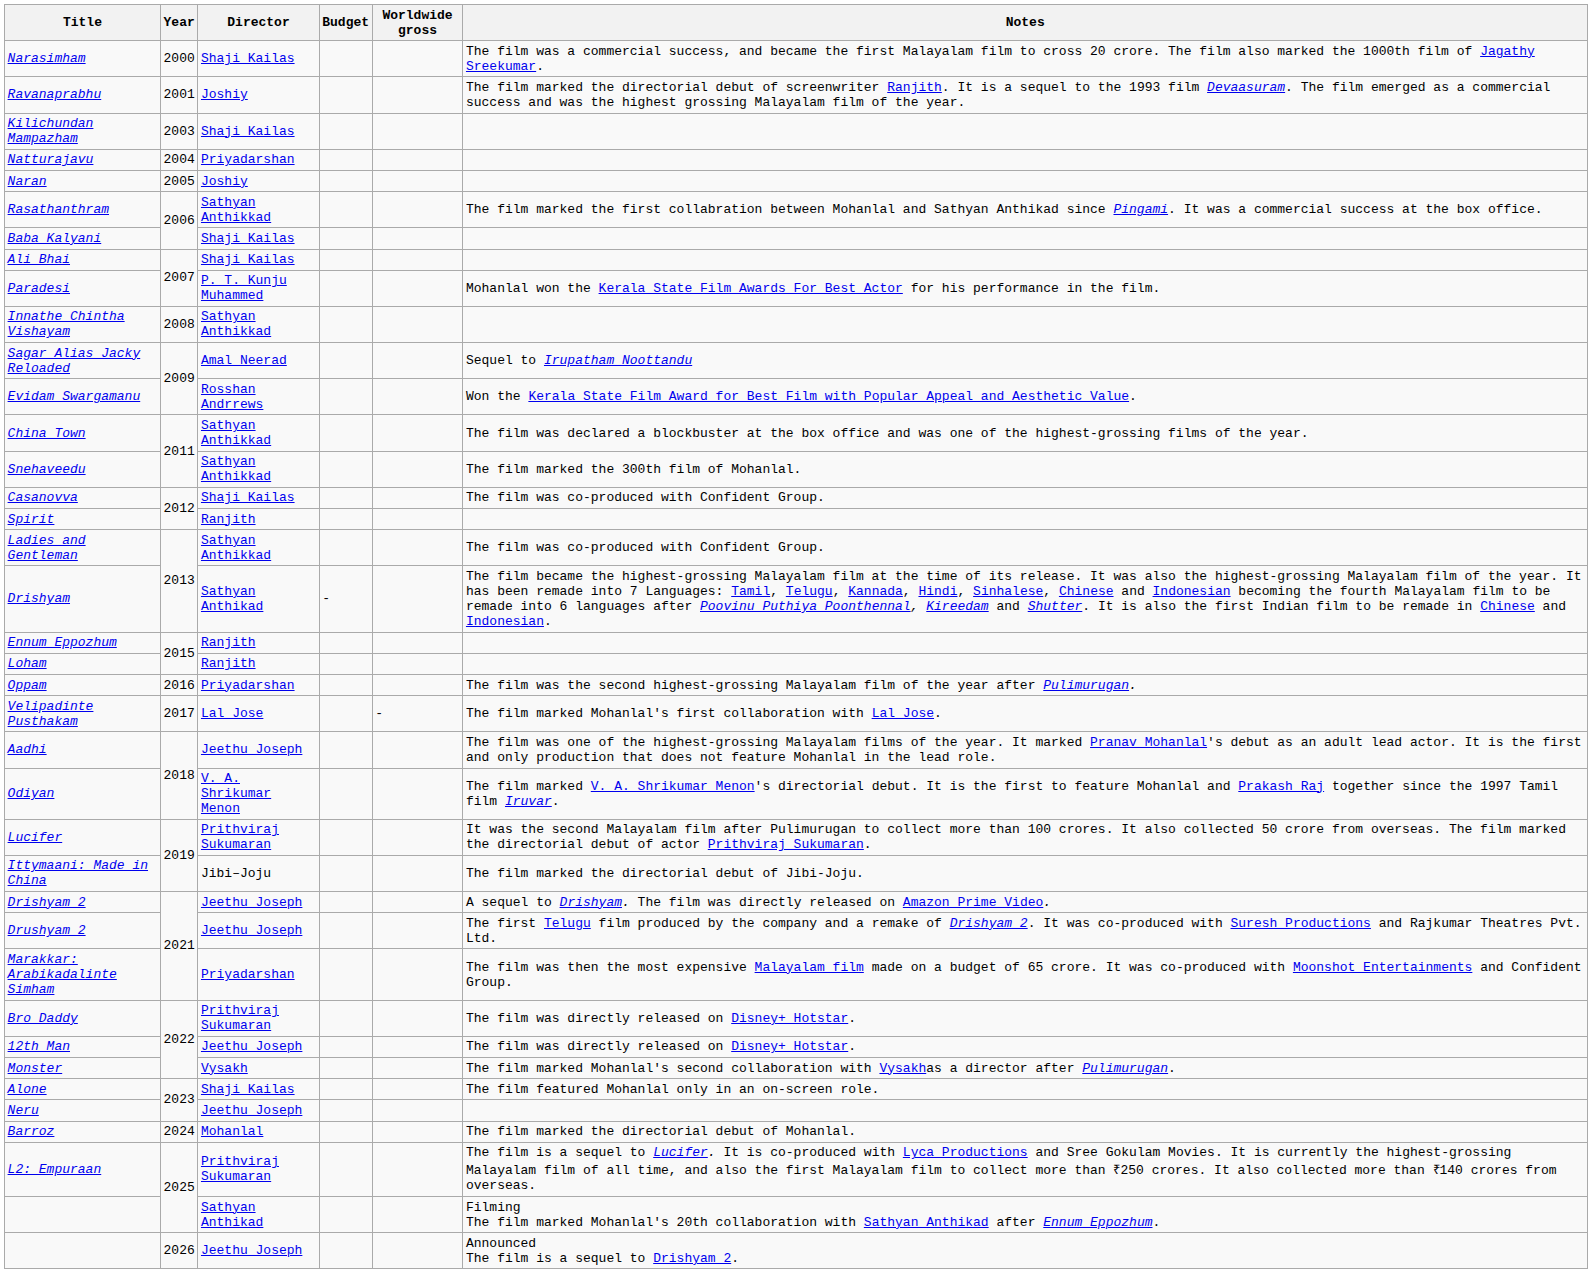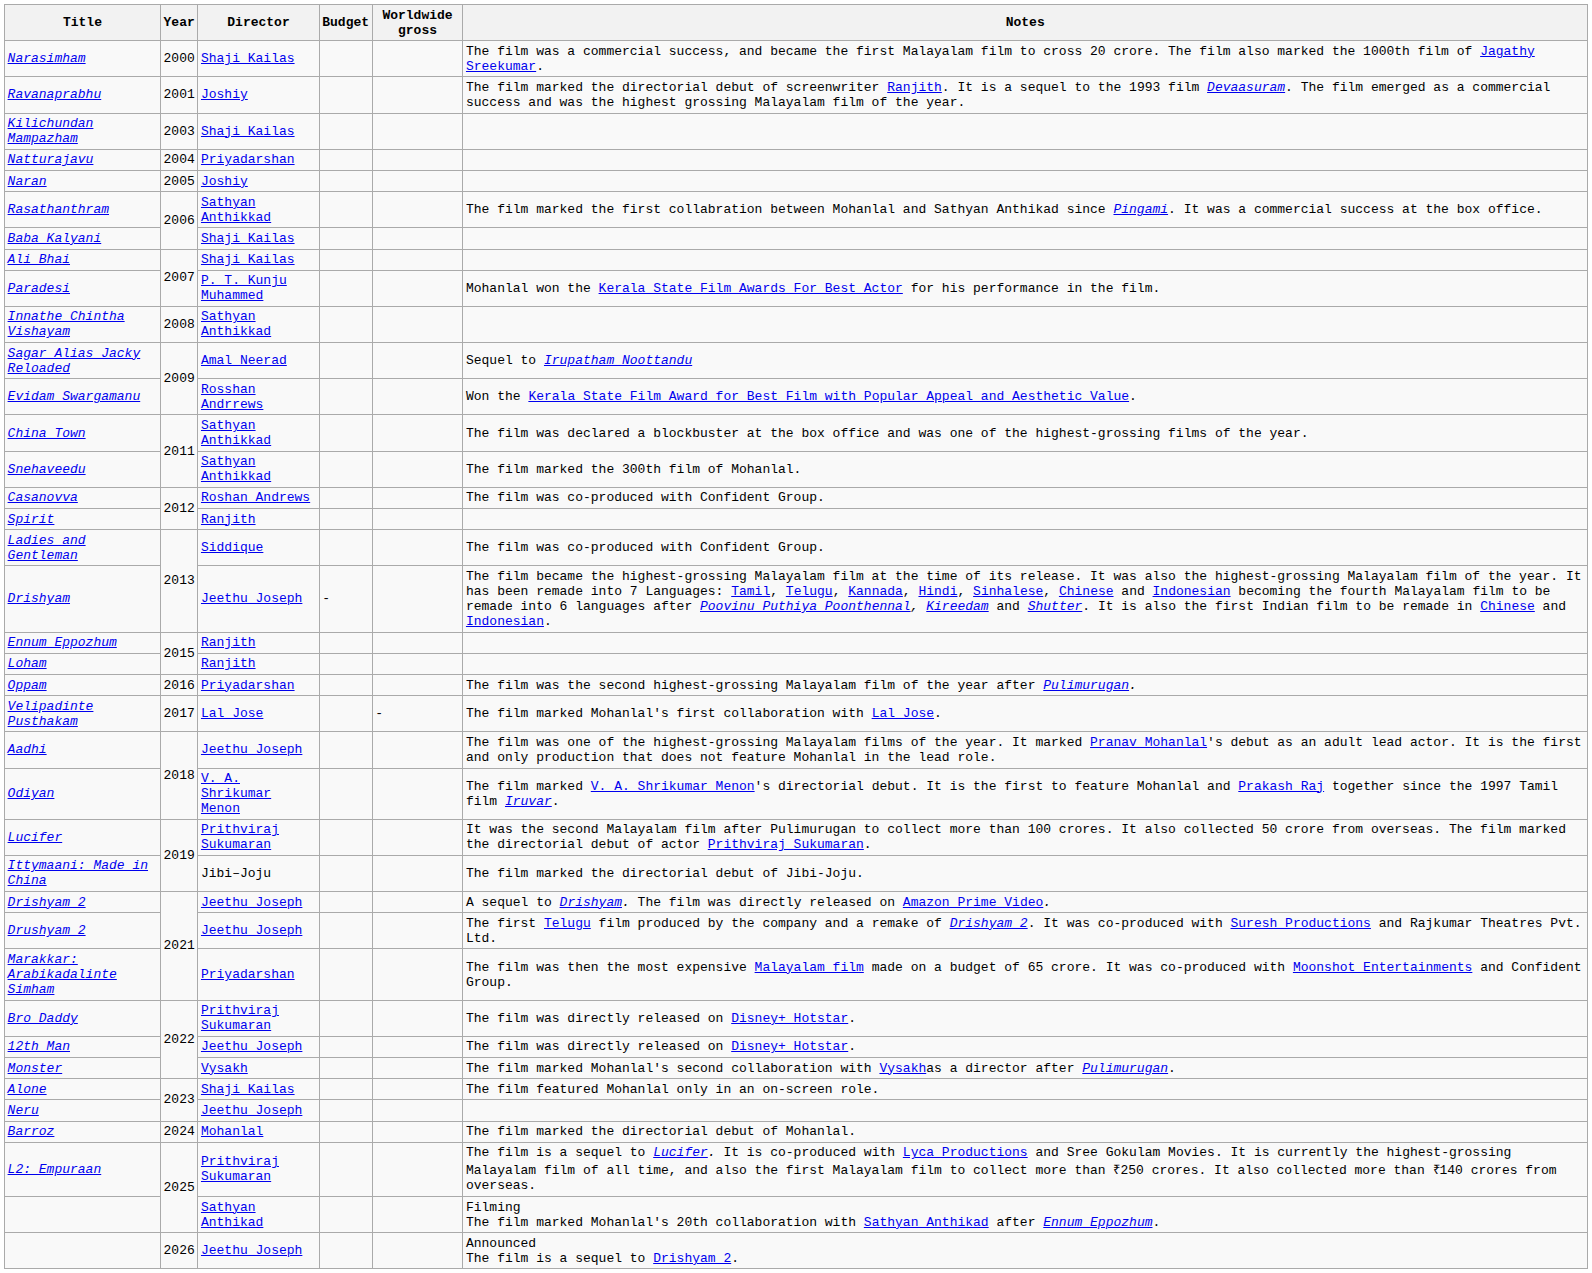(248, 498) Shaji Kailas -> (256, 498) Roshan Andrews
(236, 548) Sathyan Anthikkad -> (232, 548) Siddique
(232, 599) Sathyan Anthikad -> (252, 599) Jeethu Joseph
